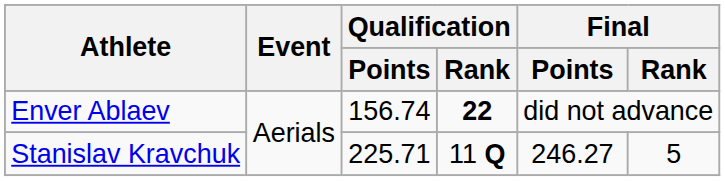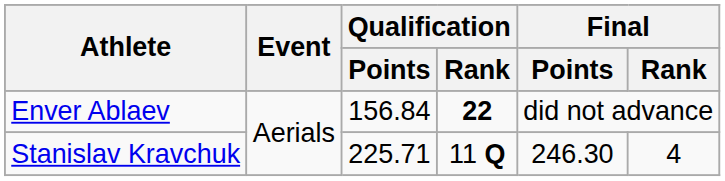(389, 112) 156.74 -> (389, 112) 156.84
(572, 154) 246.27 -> (572, 154) 246.30
(674, 154) 5 -> (674, 154) 4
